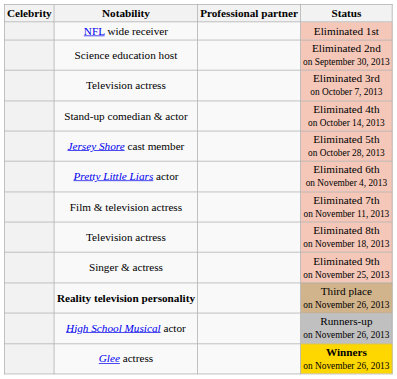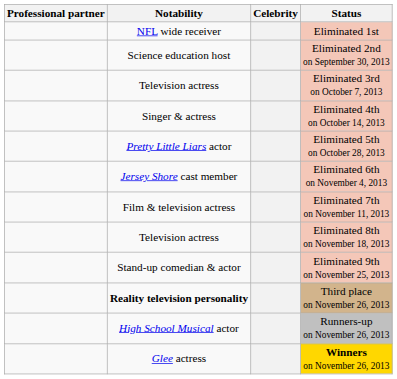columns swapped: (29, 13) <-> (249, 13)
(126, 115) Stand-up comedian & actor -> (179, 115) Singer & actress
(126, 146) Jersey Shore cast member -> (179, 146) Pretty Little Liars actor
(126, 176) Pretty Little Liars actor -> (179, 176) Jersey Shore cast member
(126, 267) Singer & actress -> (179, 267) Stand-up comedian & actor
